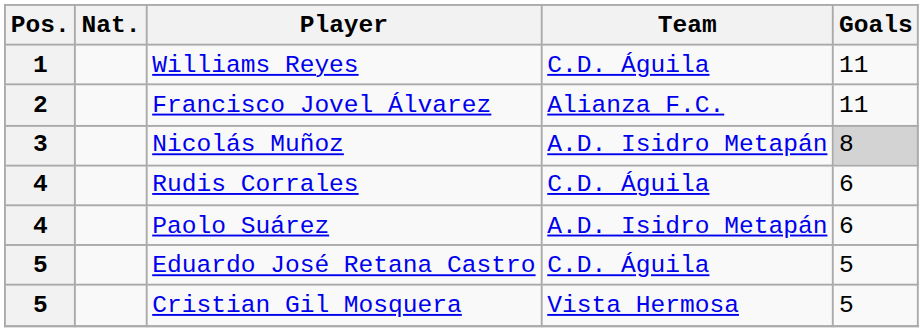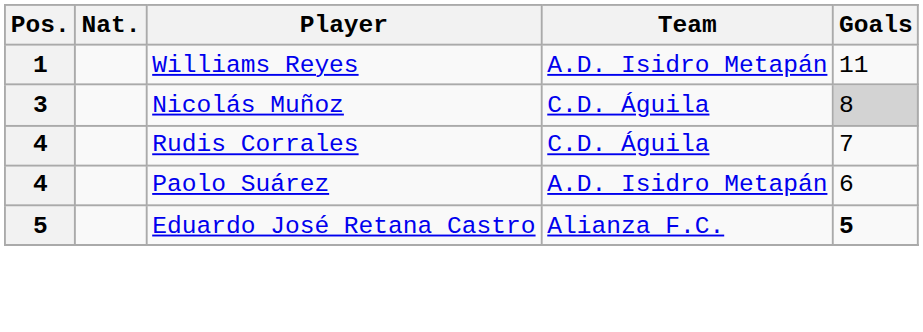(628, 65) C.D. Águila -> (687, 65) A.D. Isidro Metapán
- row: (322, 105)
(687, 145) A.D. Isidro Metapán -> (628, 105) C.D. Águila
(846, 185) 6 -> (846, 145) 7
(628, 265) C.D. Águila -> (636, 225) Alianza F.C.
(846, 265) normal -> (846, 225) bold
- row: (307, 305)
